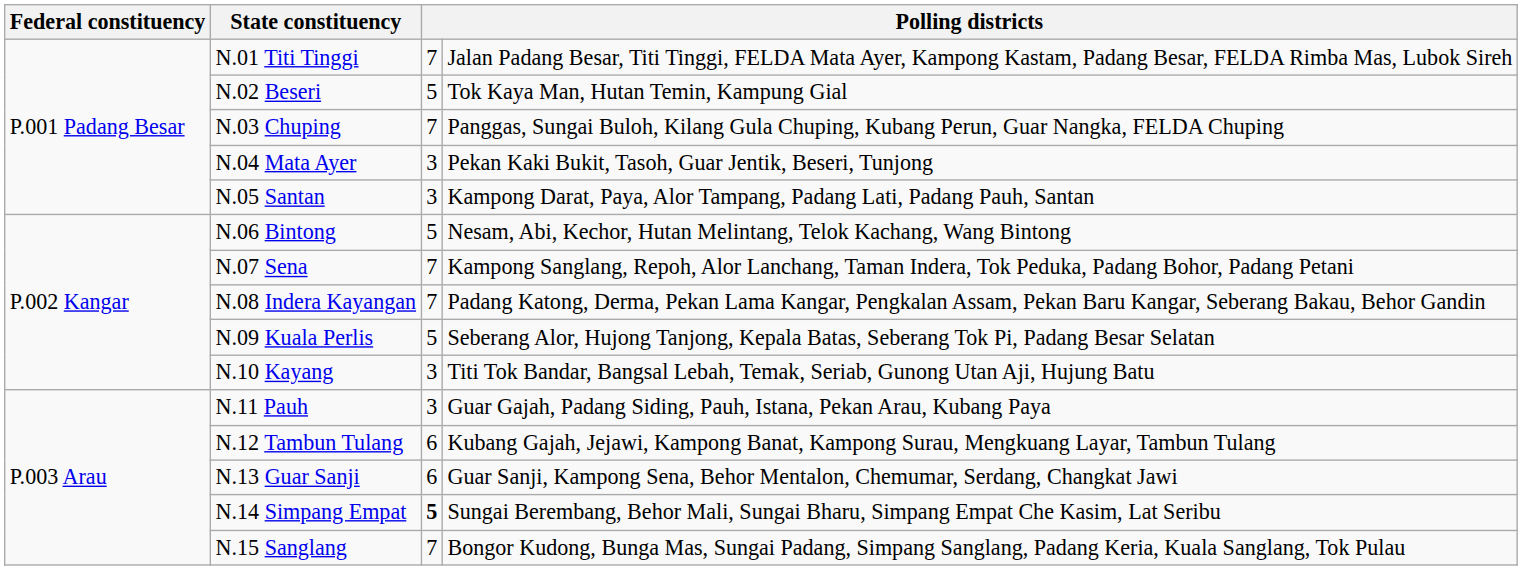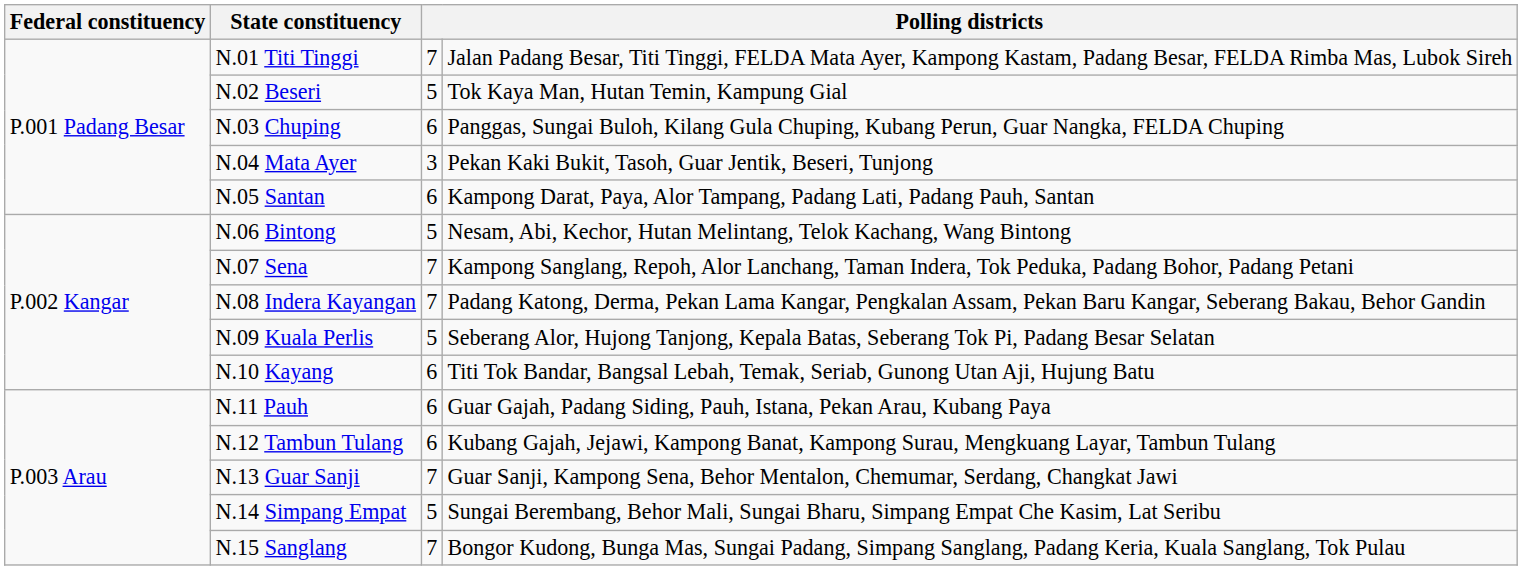(432, 127) 7 -> (432, 127) 6
(432, 197) 3 -> (432, 197) 6
(432, 372) 3 -> (432, 372) 6
(432, 407) 3 -> (432, 407) 6
(432, 477) 6 -> (432, 477) 7
(432, 512) bold -> (432, 512) normal
